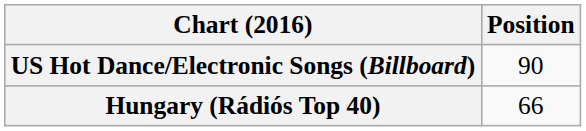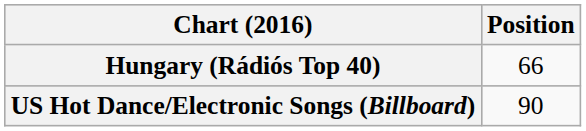rows swapped: (243, 105) <-> (243, 65)
